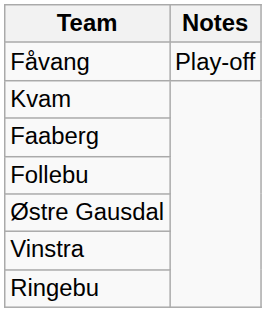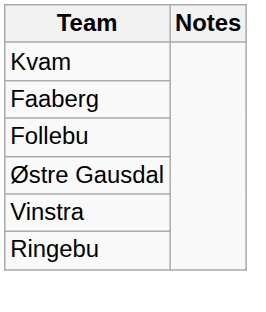- row: (50, 61)
